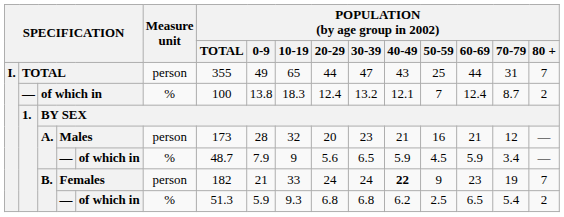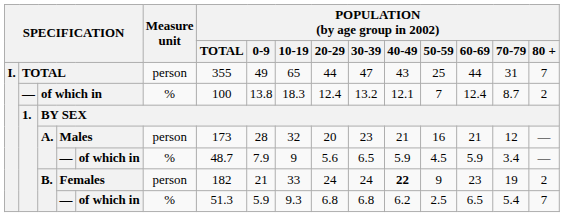(544, 179) 7 -> (544, 179) 2
(544, 200) 2 -> (544, 200) 7
